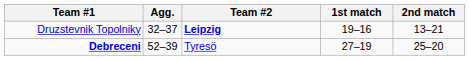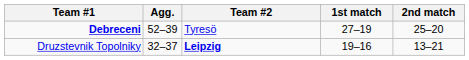rows swapped: (115, 47) <-> (89, 30)
